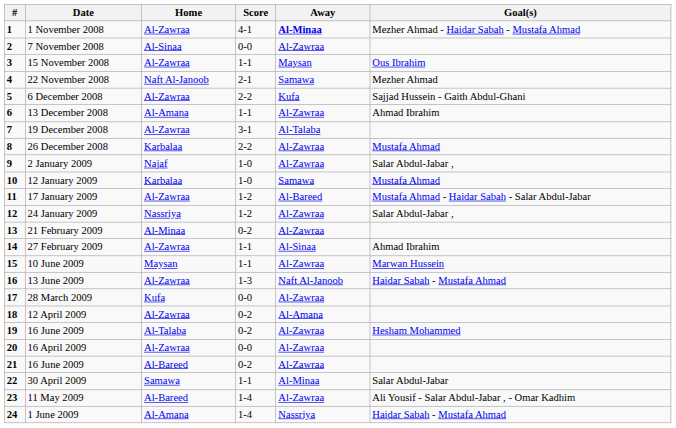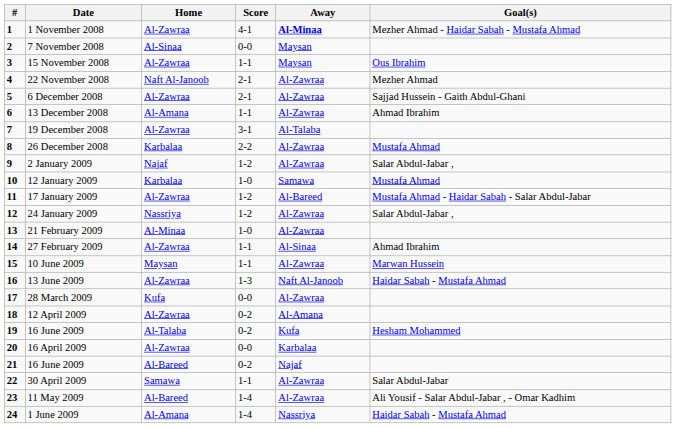(301, 46) Al-Zawraa -> (295, 46) Maysan
(296, 79) Samawa -> (301, 79) Al-Zawraa
(245, 96) 2-2 -> (245, 96) 2-1
(289, 96) Kufa -> (301, 96) Al-Zawraa
(245, 163) 1-0 -> (245, 163) 1-2
(245, 230) 0-2 -> (245, 230) 1-0
(301, 331) Al-Zawraa -> (289, 331) Kufa
(301, 347) Al-Zawraa -> (297, 347) Karbalaa
(301, 364) Al-Zawraa -> (290, 364) Najaf
(299, 381) Al-Minaa -> (301, 381) Al-Zawraa
